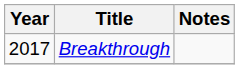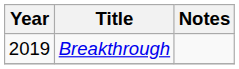(30, 48) 2017 -> (30, 48) 2019
